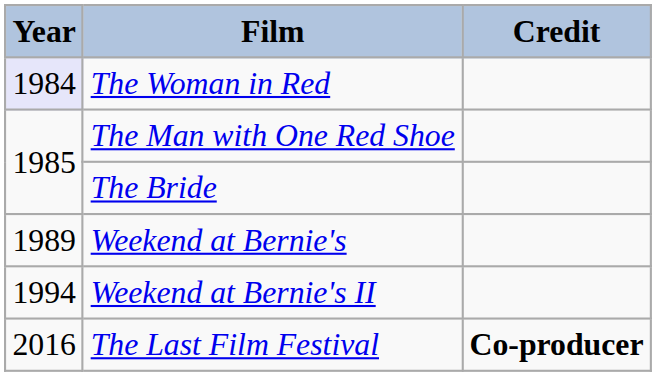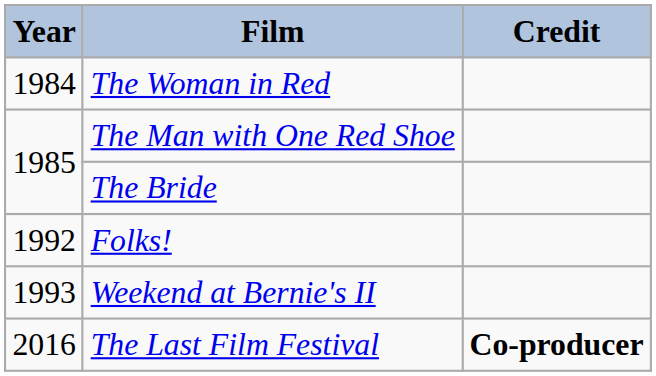(44, 83) lavender background -> (44, 83) no background
- row: (219, 240)
+ row: (131, 240)
(44, 292) 1994 -> (44, 292) 1993
